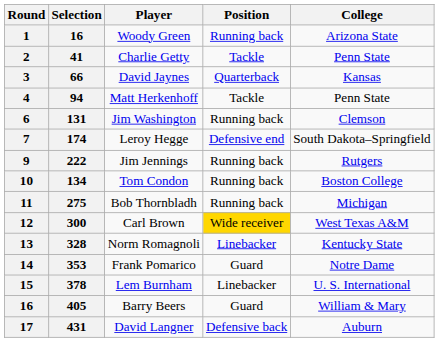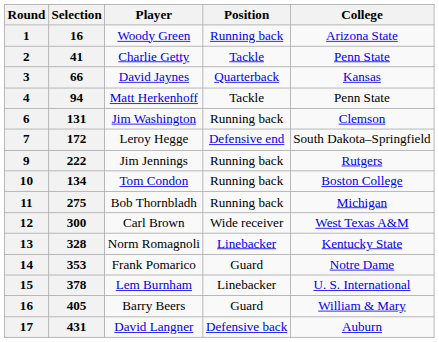(77, 139) 174 -> (77, 139) 172
(247, 222) gold background -> (247, 222) no background
